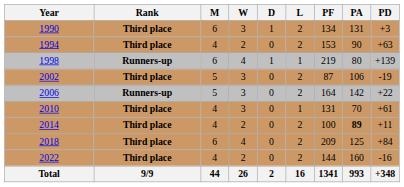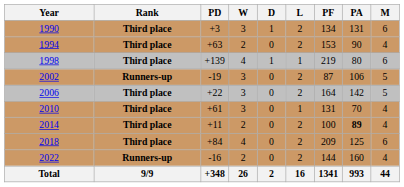columns swapped: (215, 12) <-> (385, 12)
(147, 61) Runners-up -> (147, 61) Third place
(147, 77) Third place -> (147, 77) Runners-up
(147, 93) Runners-up -> (147, 93) Third place
(147, 158) Third place -> (147, 158) Runners-up
